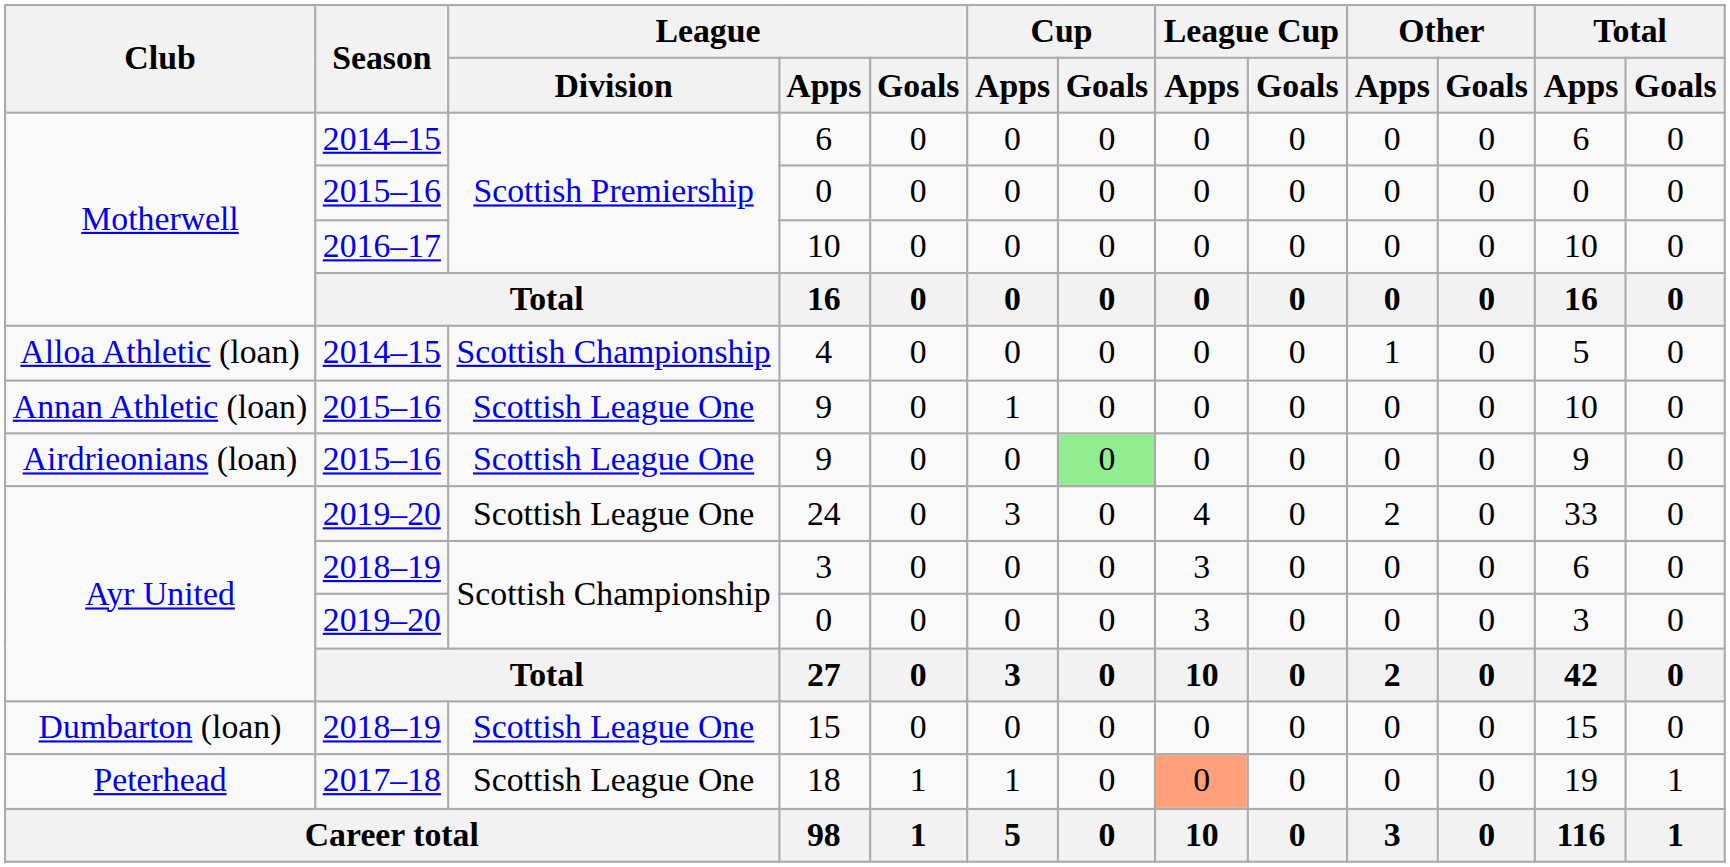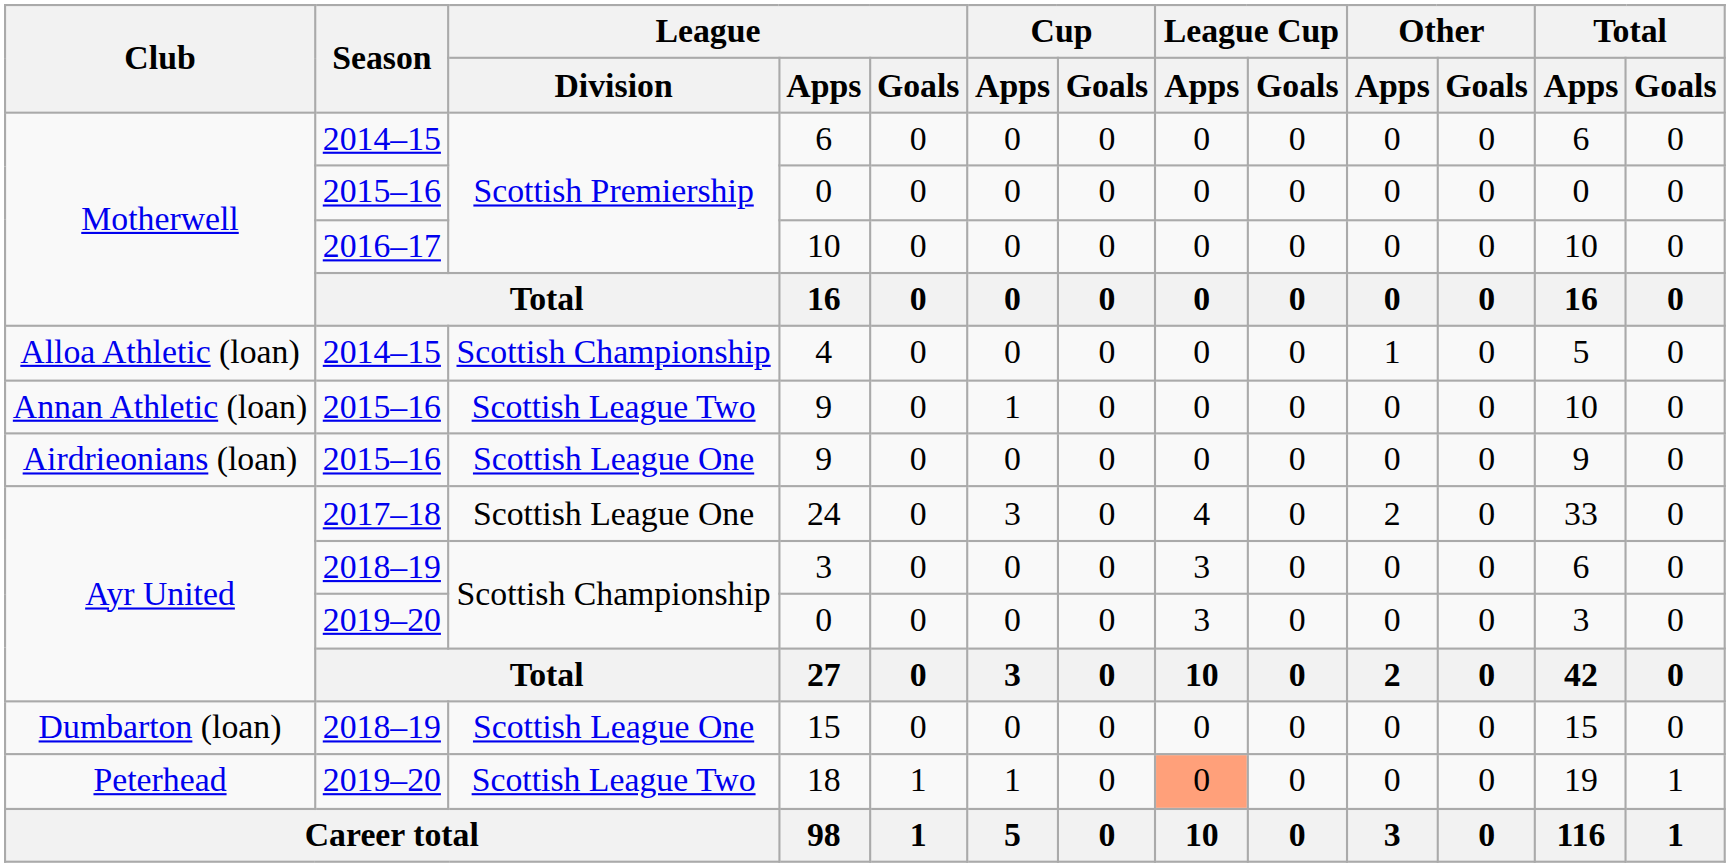(614, 406) Scottish League One -> (614, 406) Scottish League Two
(1107, 459) lightgreen background -> (1107, 459) no background
(382, 513) 2019–20 -> (382, 513) 2017–18
(382, 780) 2017–18 -> (382, 780) 2019–20
(614, 780) Scottish League One -> (614, 780) Scottish League Two
